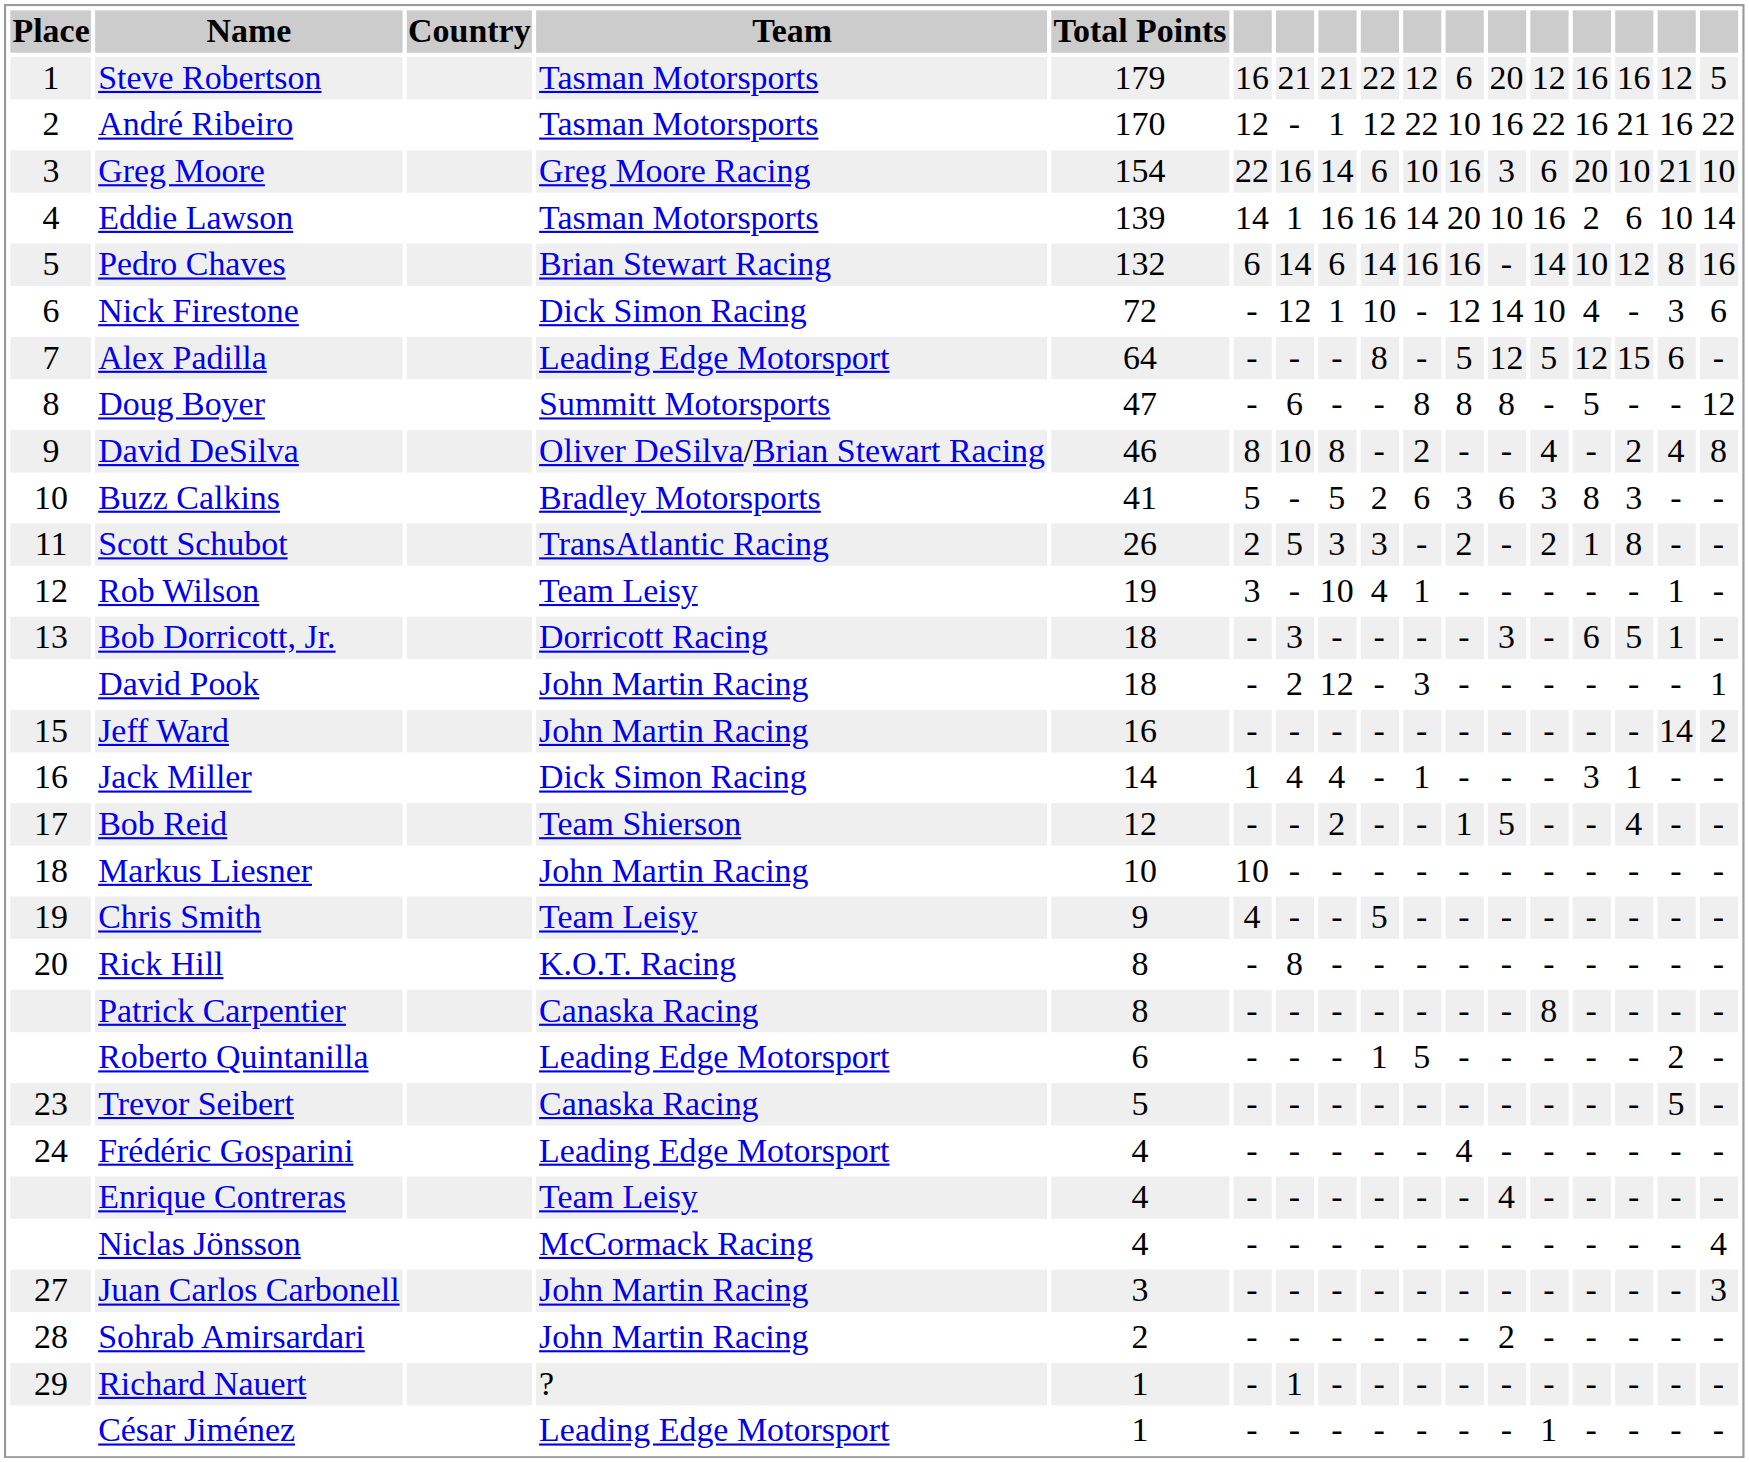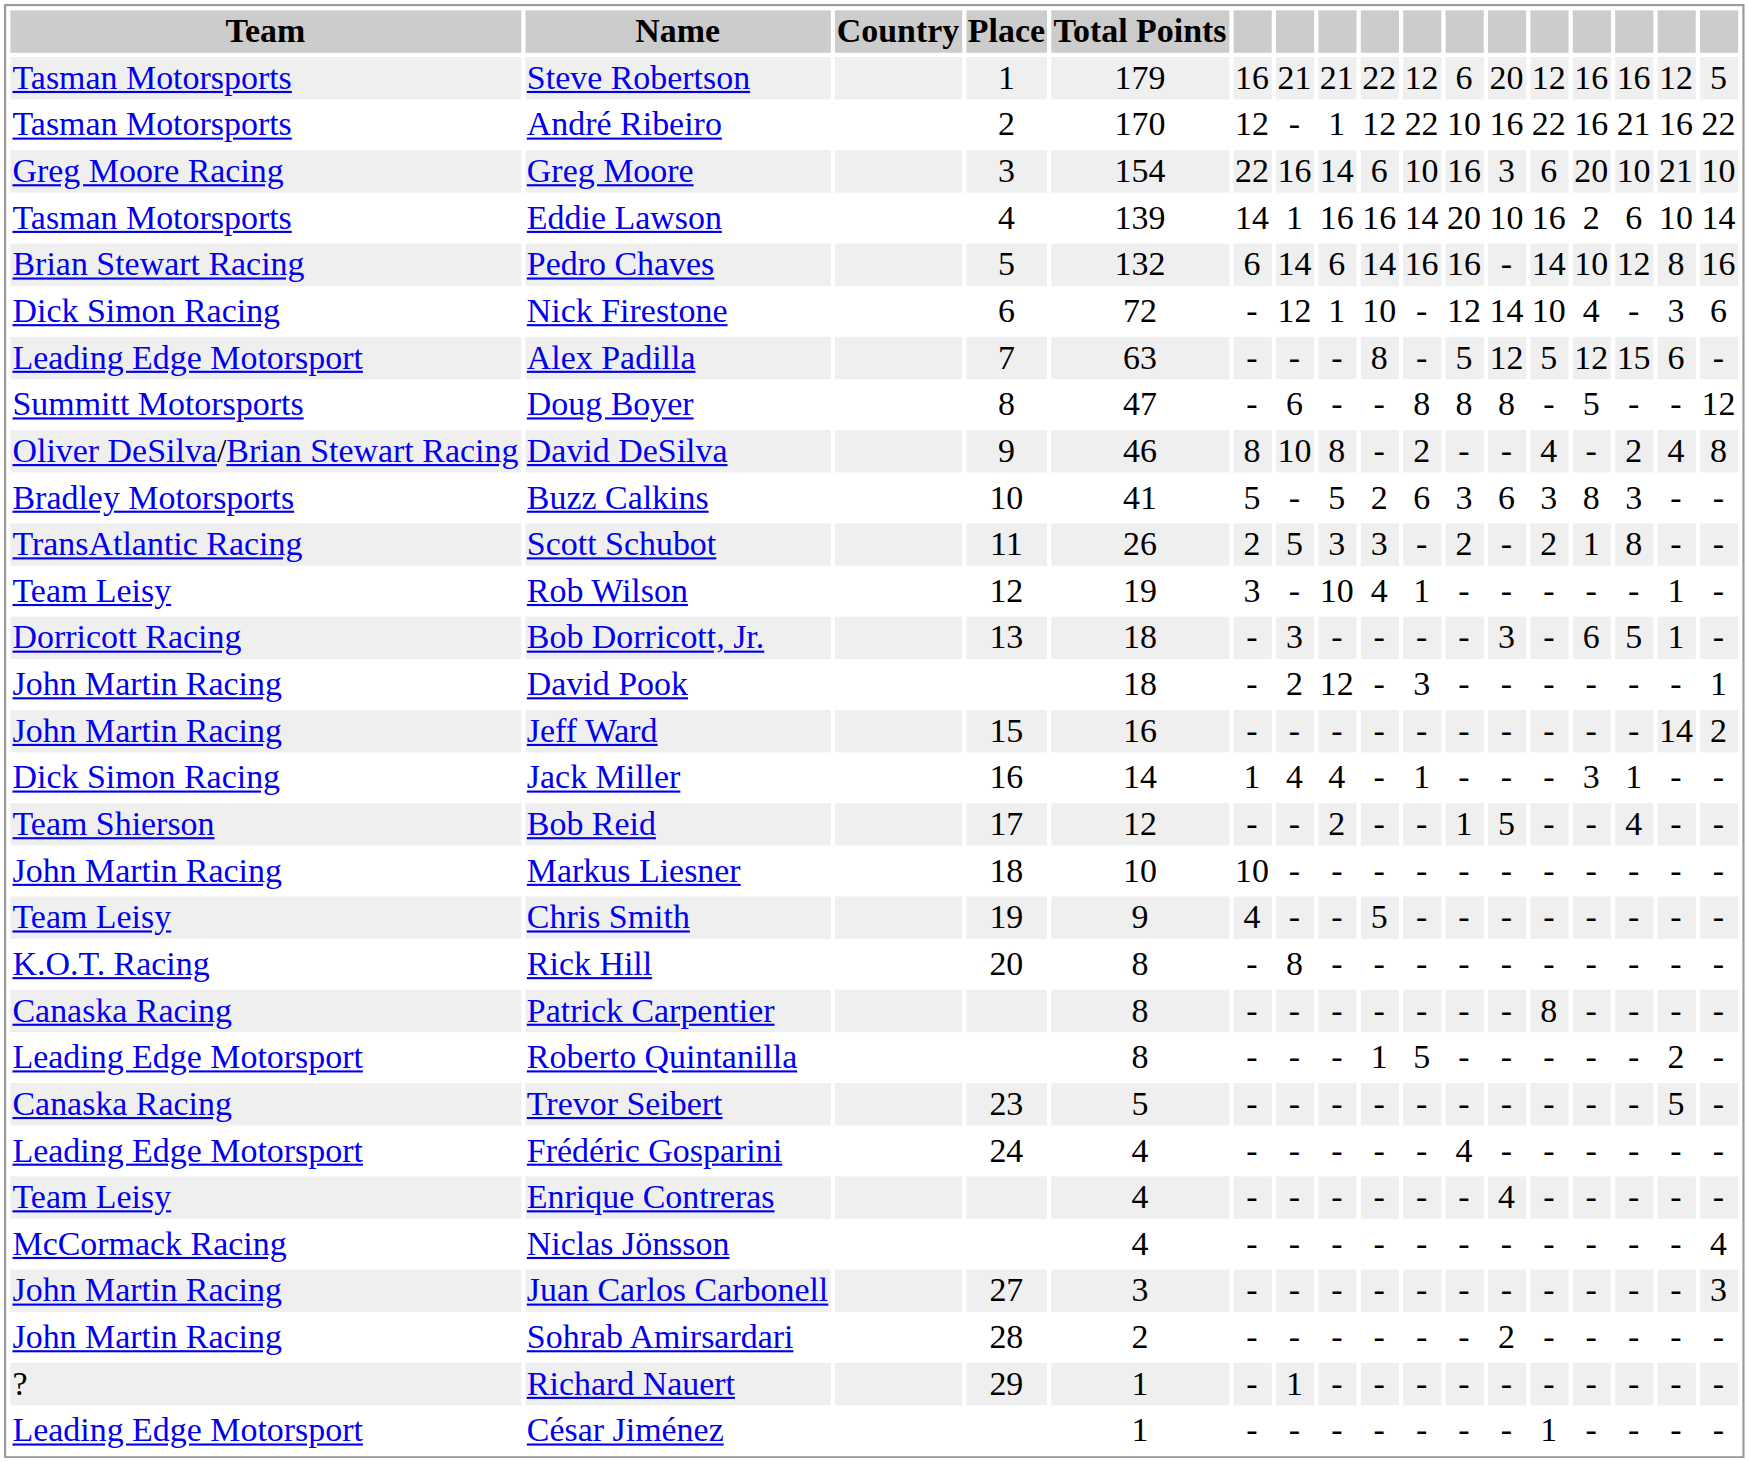columns swapped: (51, 30) <-> (792, 30)
(1140, 357) 64 -> (1140, 357) 63
(1140, 1057) 6 -> (1140, 1057) 8
